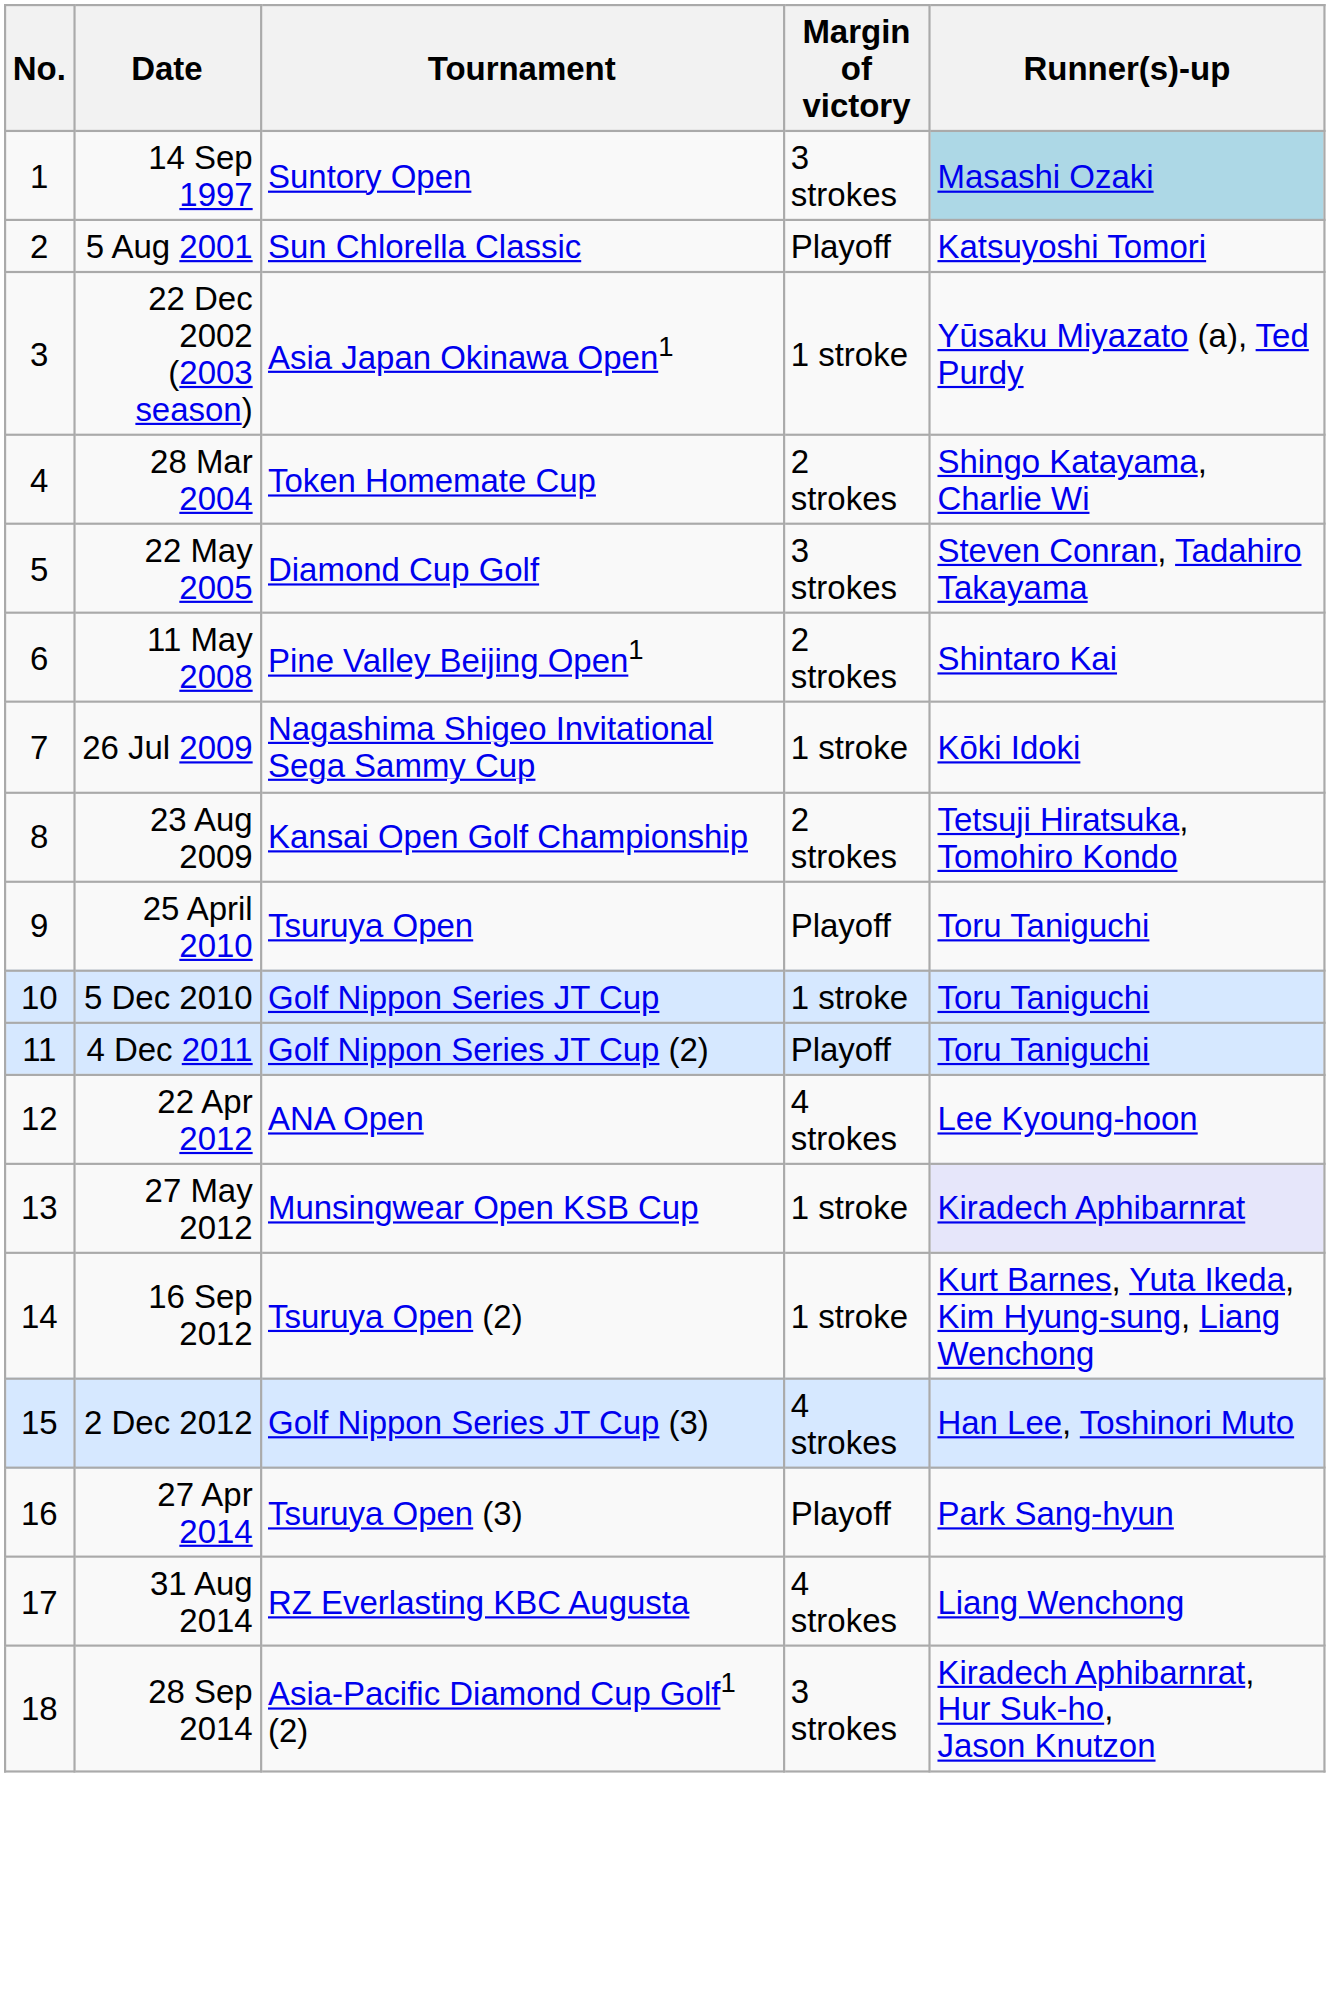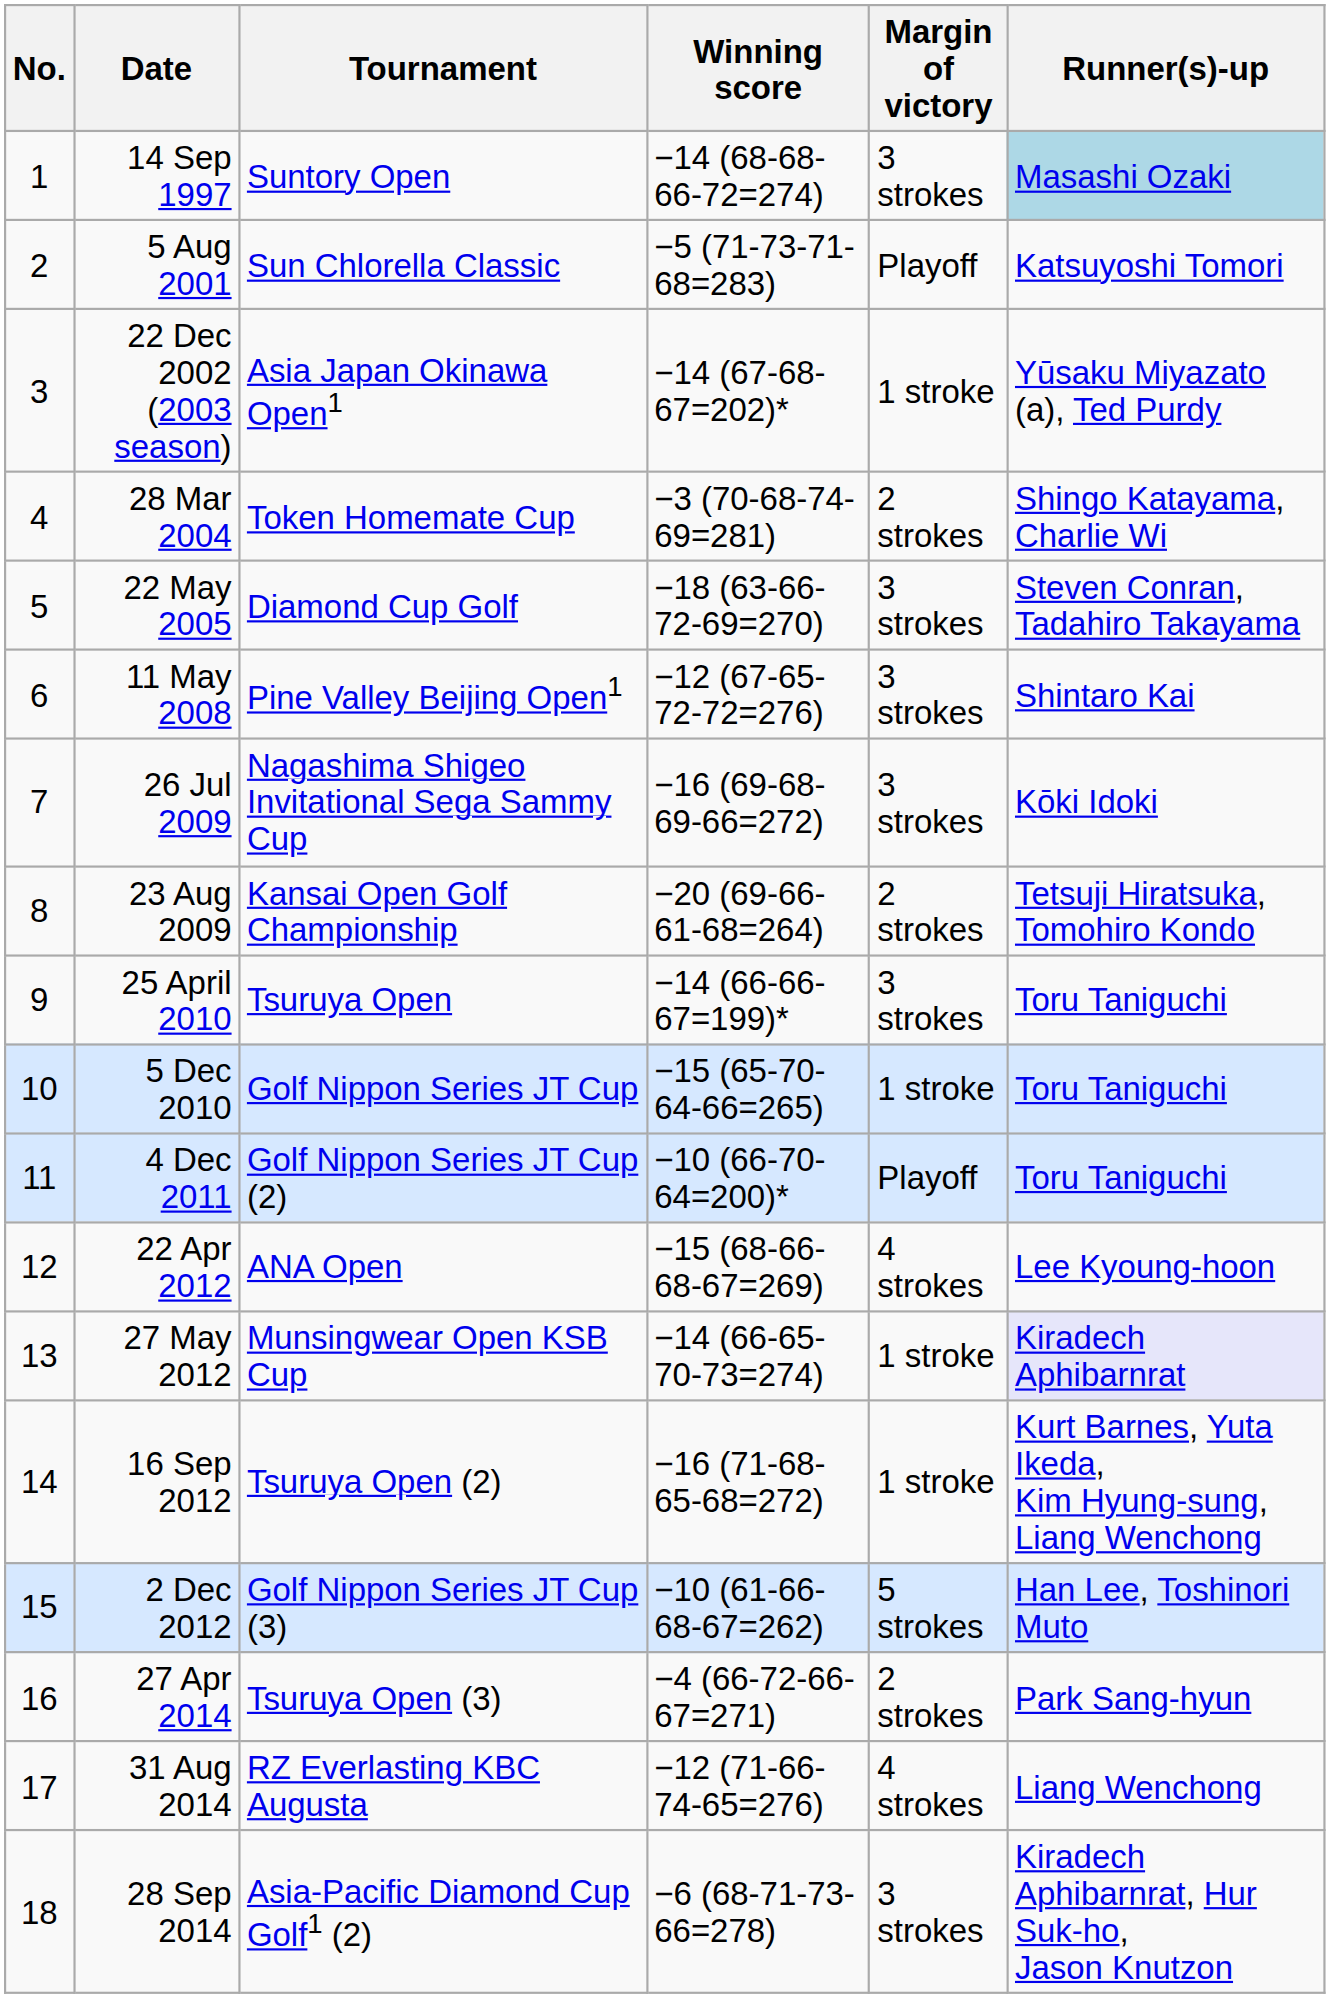+ column: (758, 68)
(844, 658) 2 strokes -> (930, 695) 3 strokes
(849, 747) 1 stroke -> (930, 803) 3 strokes
(841, 926) Playoff -> (930, 999) 3 strokes
(844, 1423) 4 strokes -> (930, 1608) 5 strokes
(841, 1512) Playoff -> (930, 1697) 2 strokes
